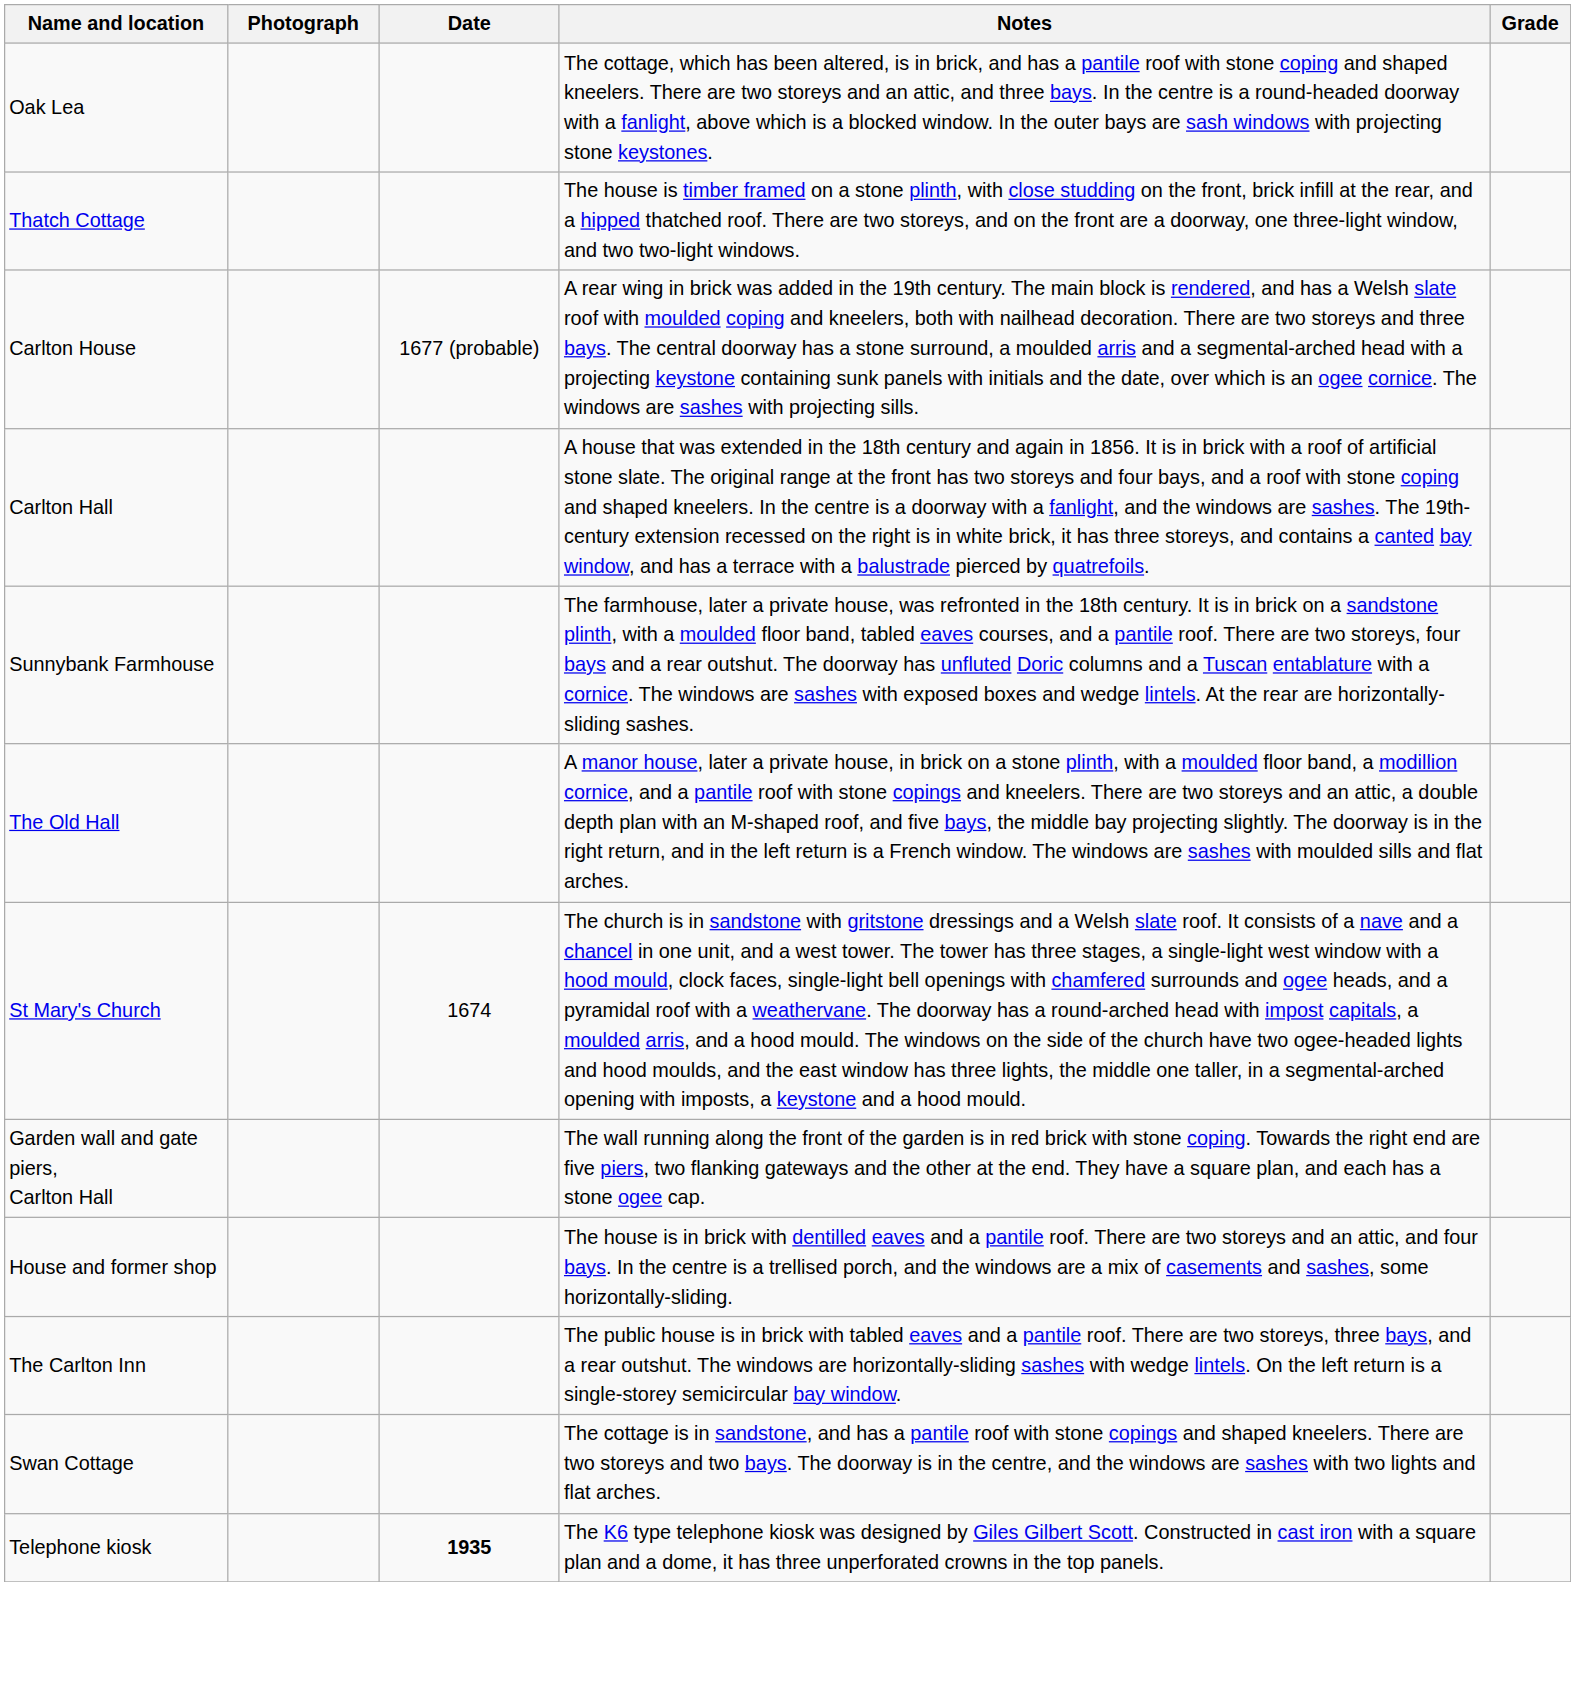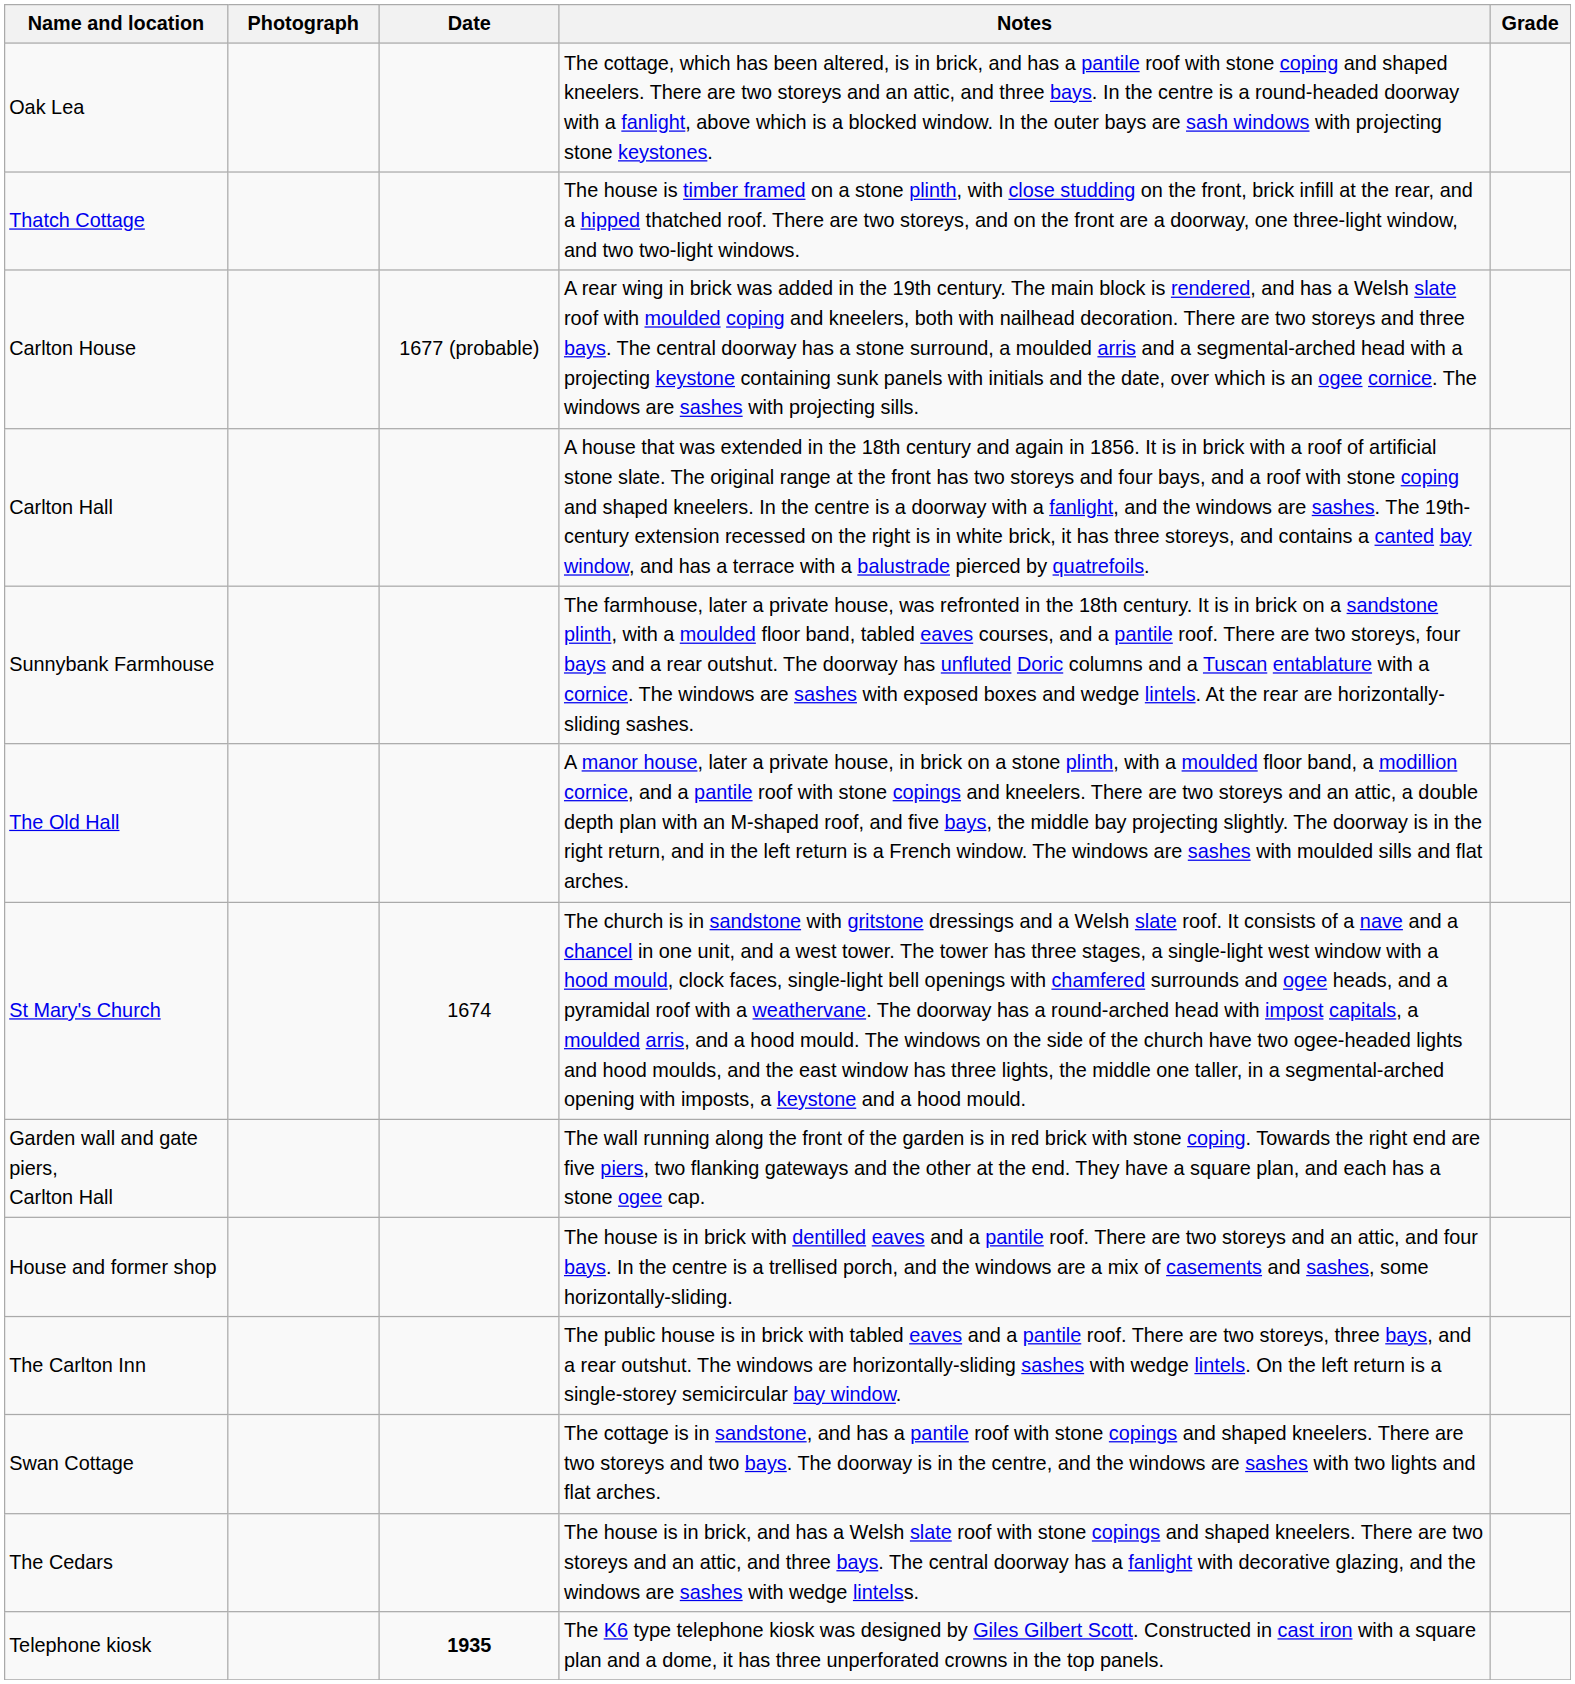+ row: (61, 1562)
